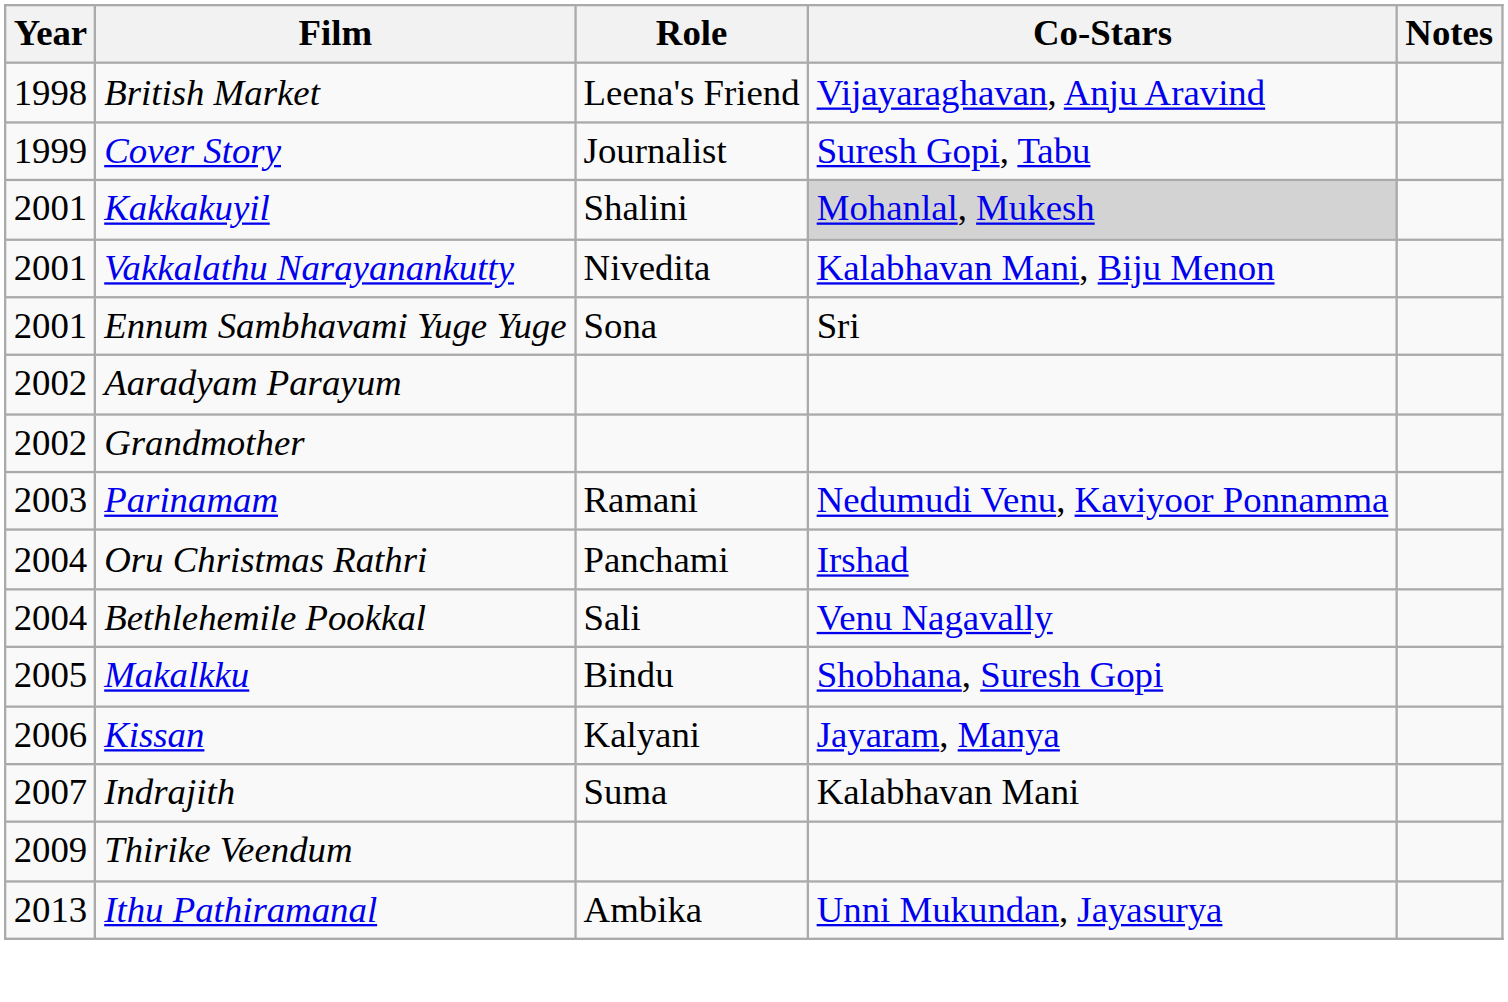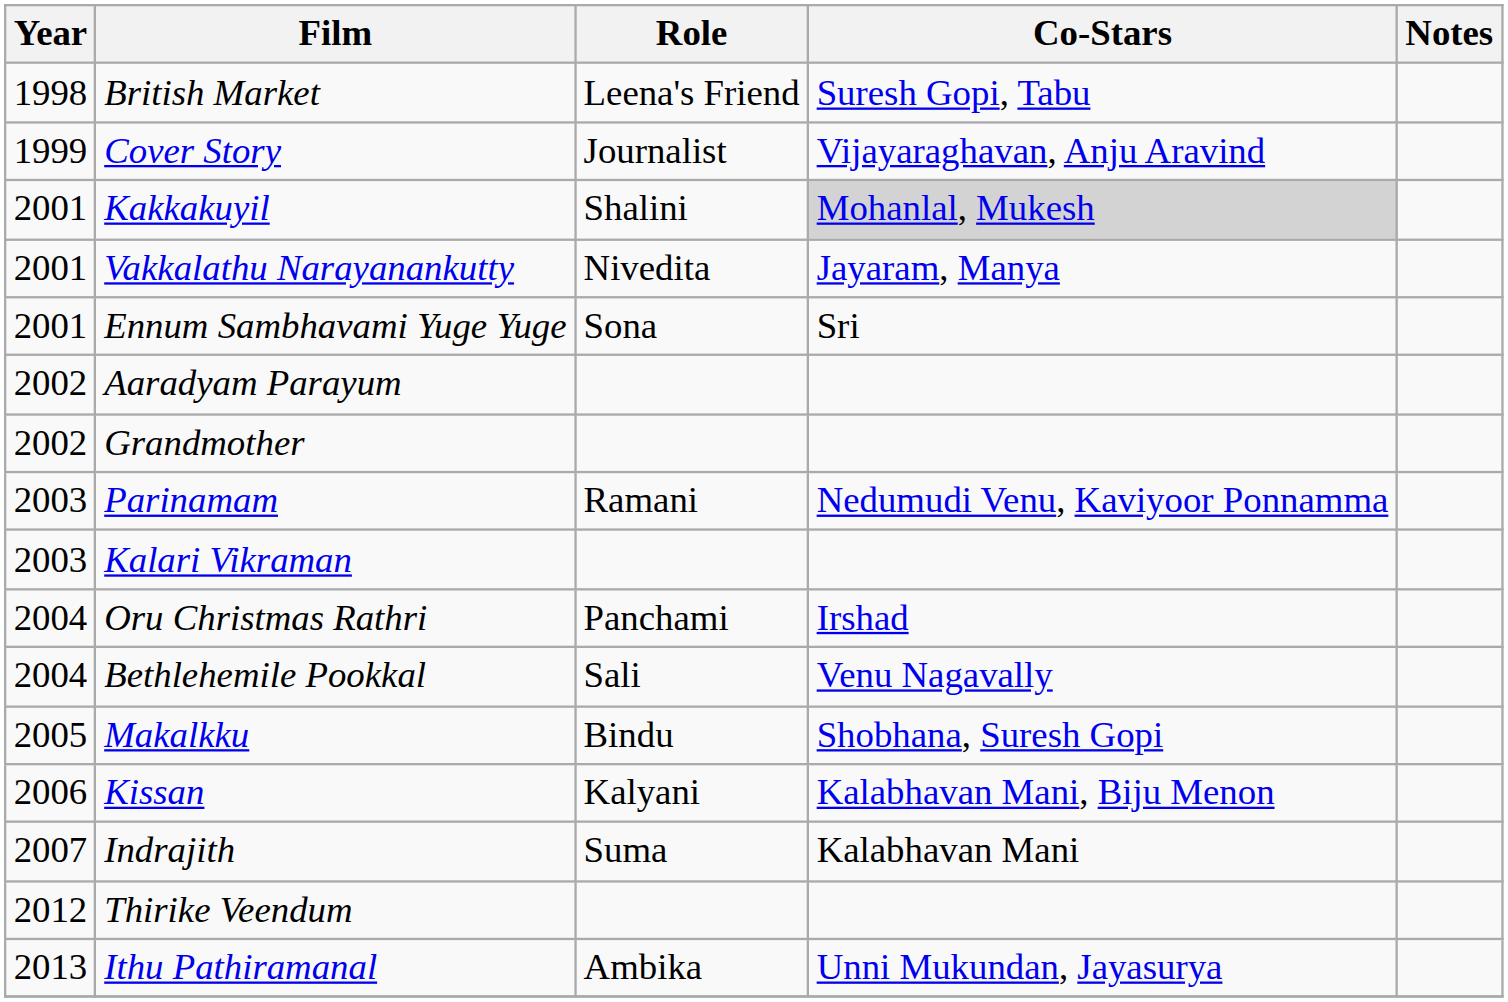(1041, 92) Vijayaraghavan, Anju Aravind -> (954, 92) Suresh Gopi, Tabu
(954, 150) Suresh Gopi, Tabu -> (1041, 150) Vijayaraghavan, Anju Aravind
(1046, 267) Kalabhavan Mani, Biju Menon -> (938, 267) Jayaram, Manya
+ row: (228, 558)
(938, 734) Jayaram, Manya -> (1046, 792) Kalabhavan Mani, Biju Menon
(50, 850) 2009 -> (50, 909) 2012
